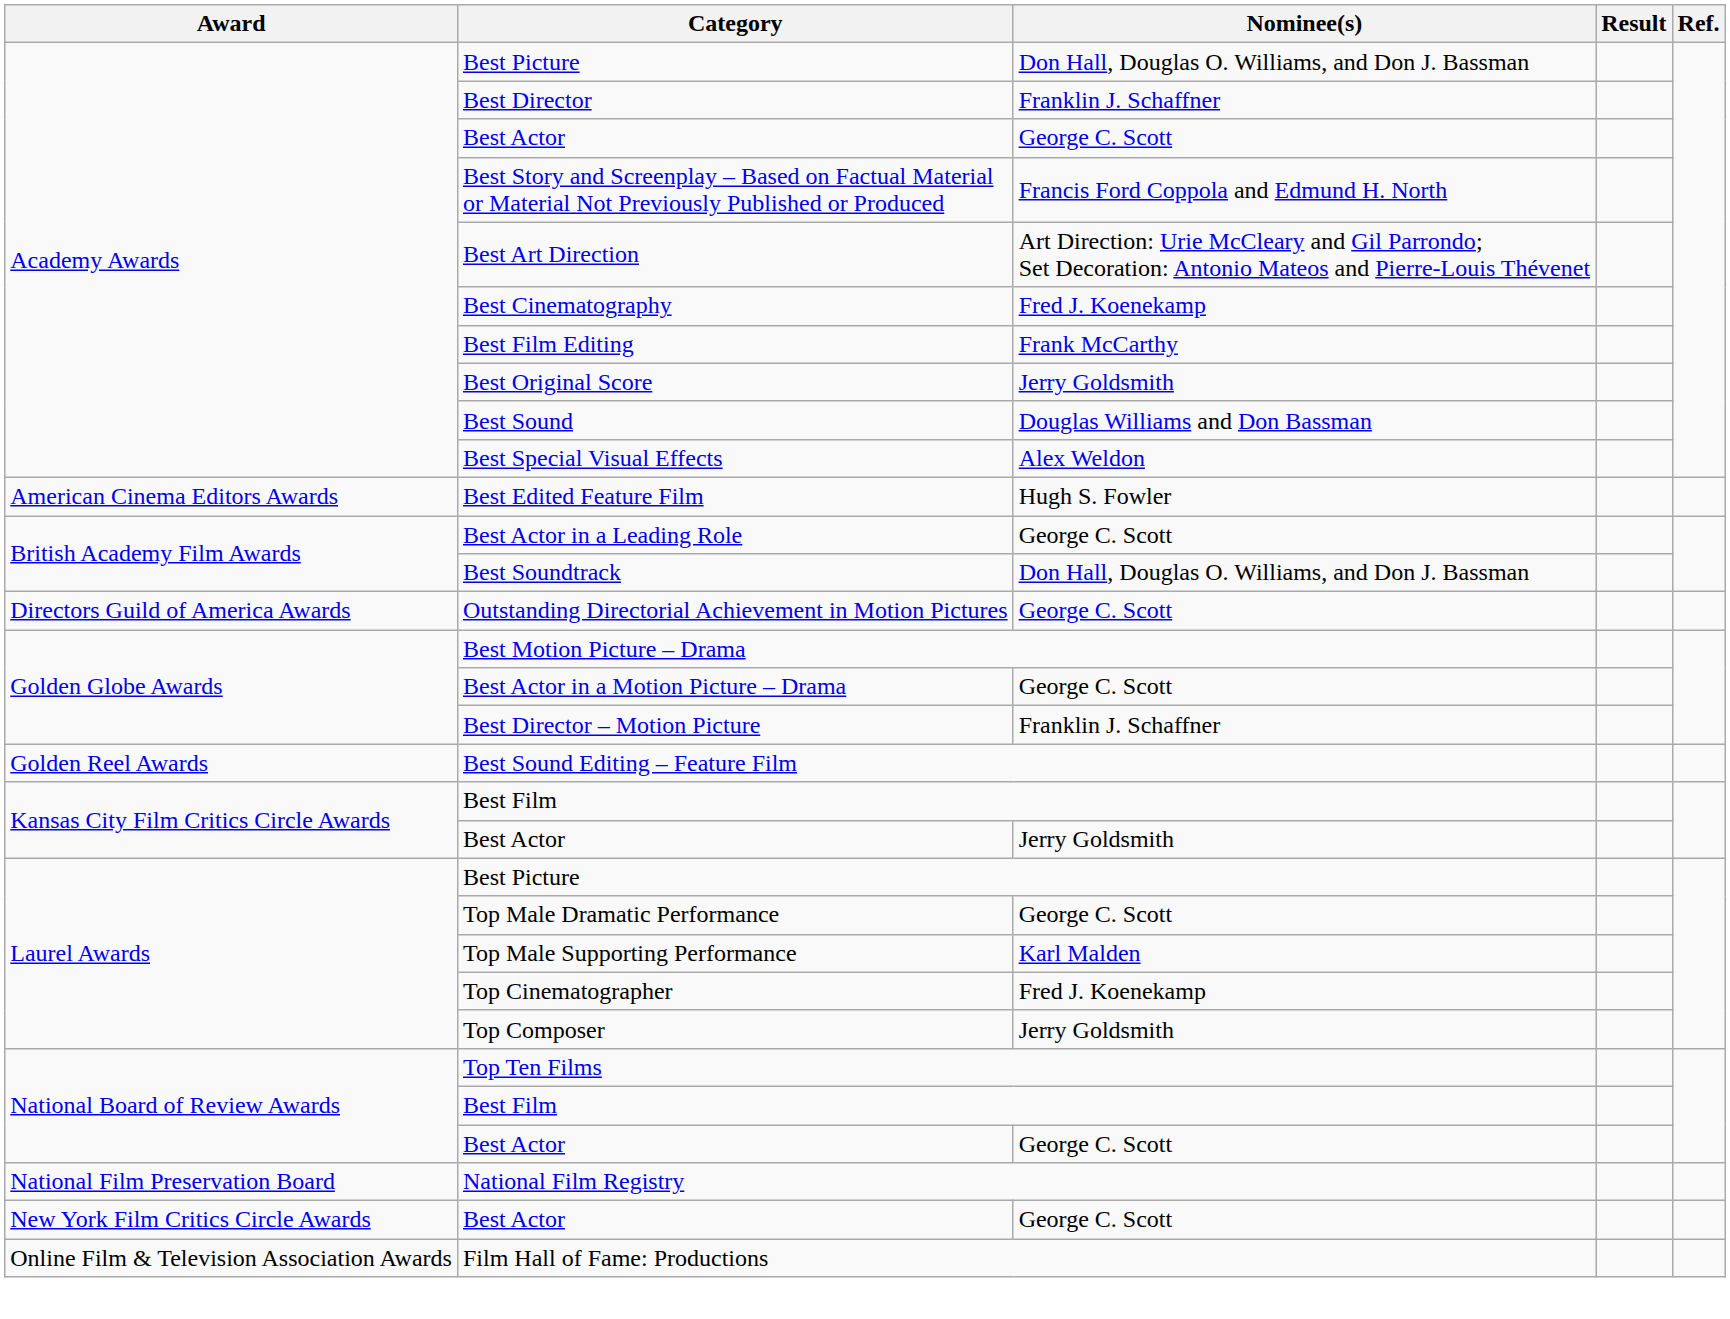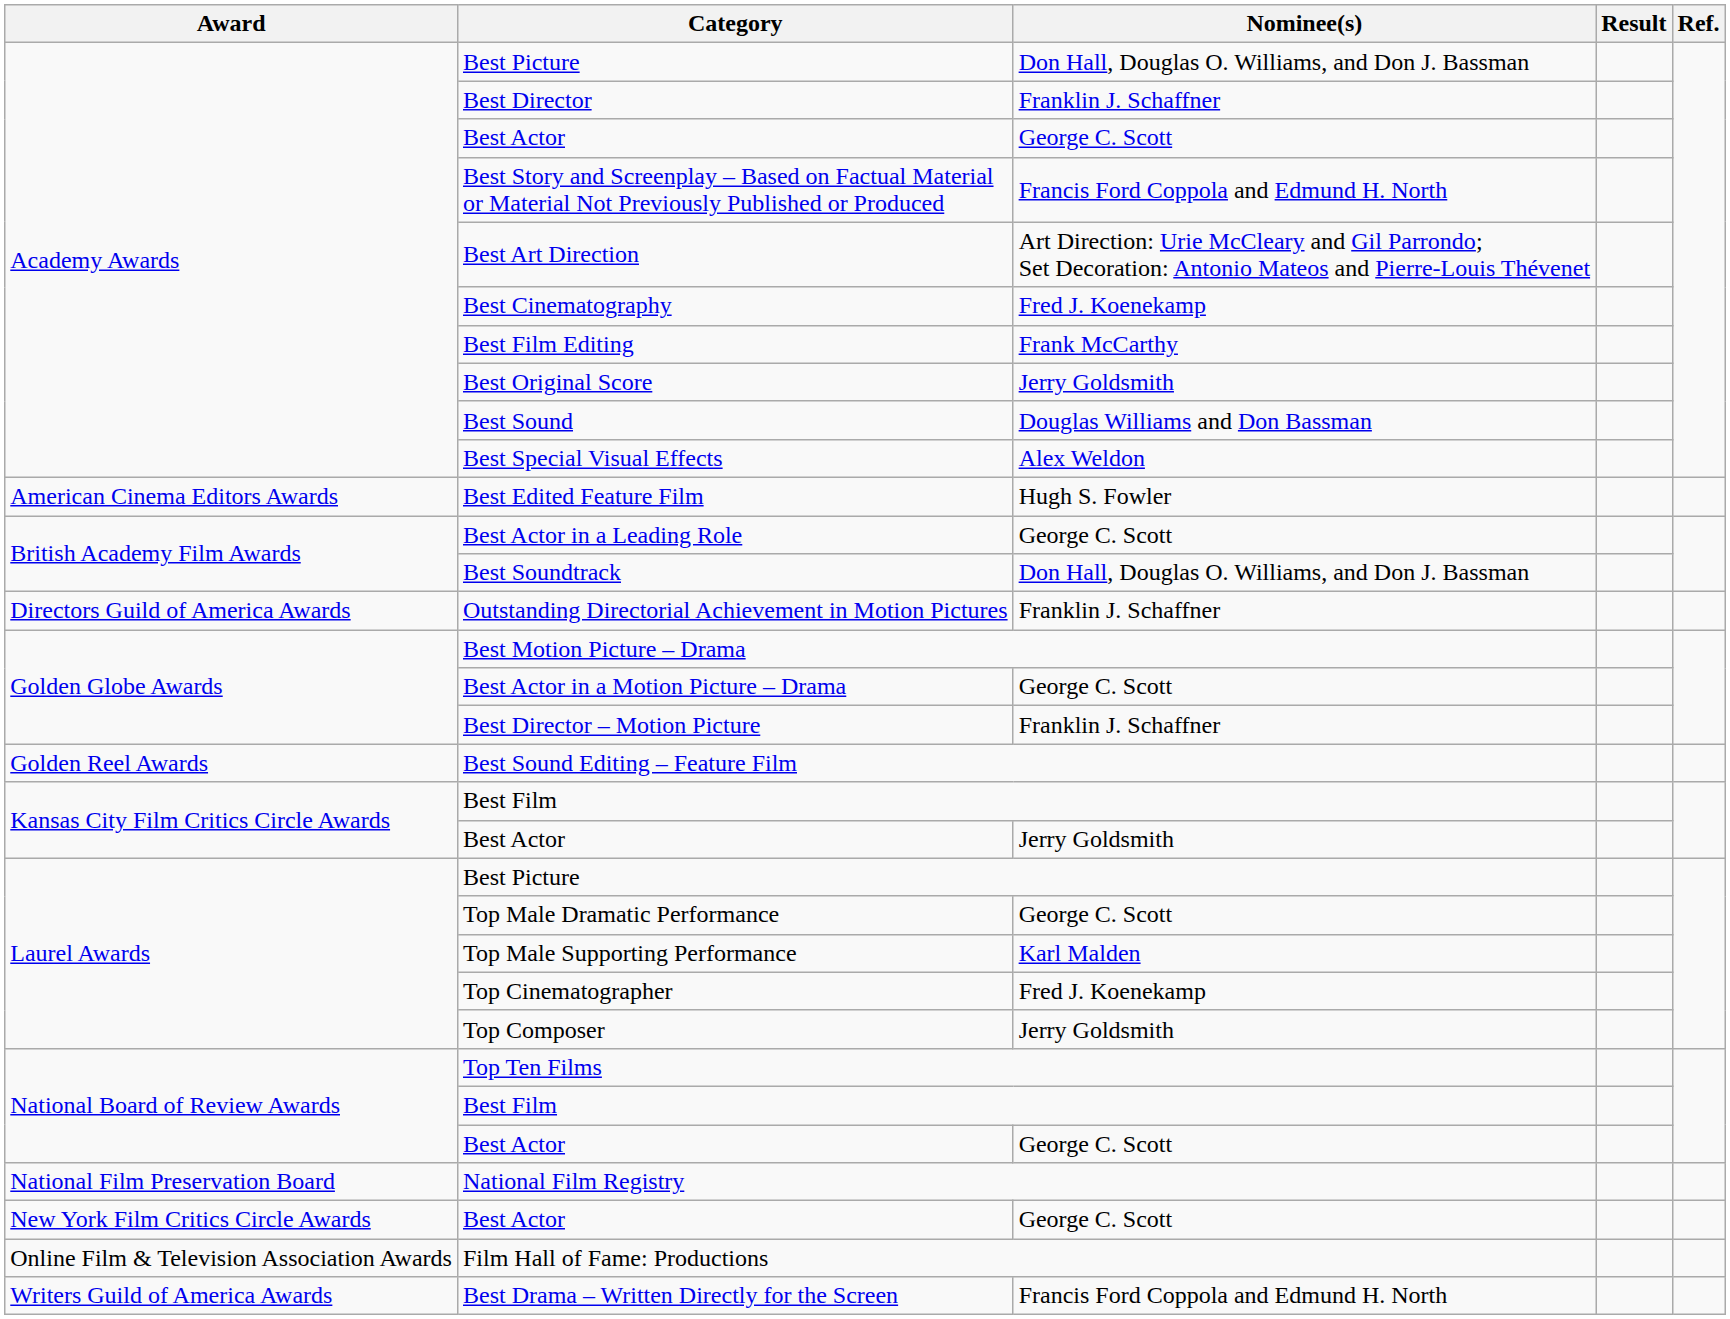(1095, 610) George C. Scott -> (1119, 610) Franklin J. Schaffner
+ row: (171, 1295)
